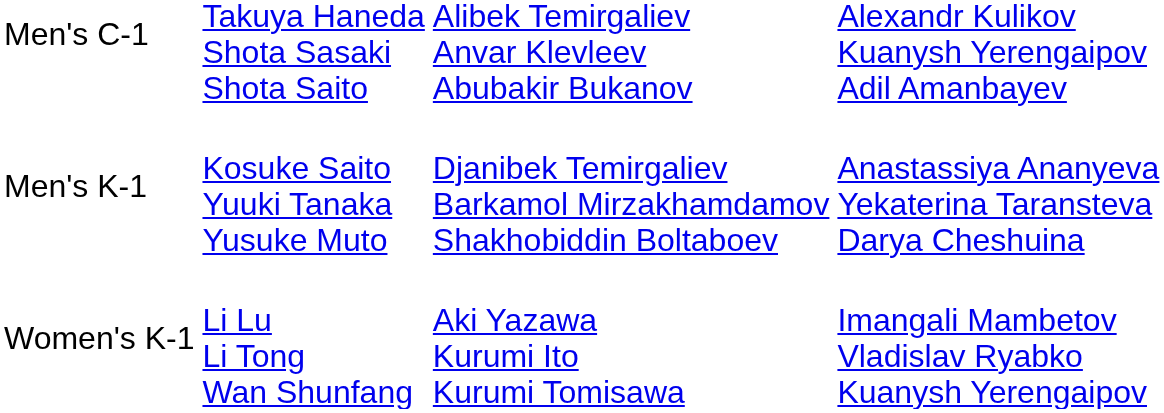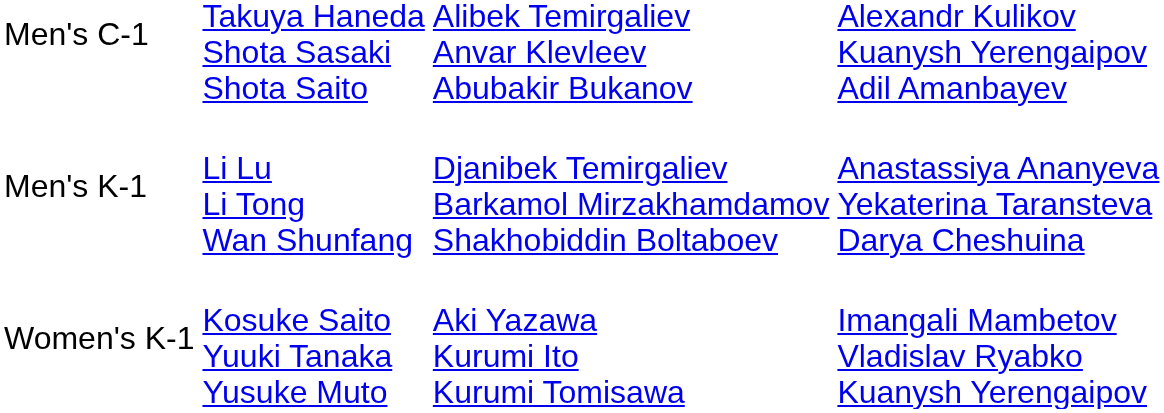(297, 204) Kosuke Saito Yuuki Tanaka Yusuke Muto -> (308, 204) Li Lu Li Tong Wan Shunfang
(308, 356) Li Lu Li Tong Wan Shunfang -> (297, 356) Kosuke Saito Yuuki Tanaka Yusuke Muto
